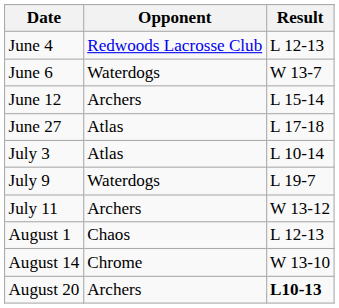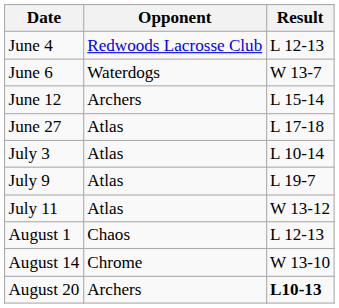(124, 180) Waterdogs -> (105, 180) Atlas
(114, 208) Archers -> (105, 208) Atlas
